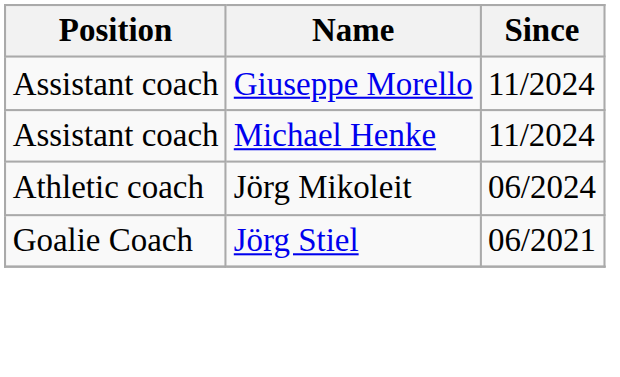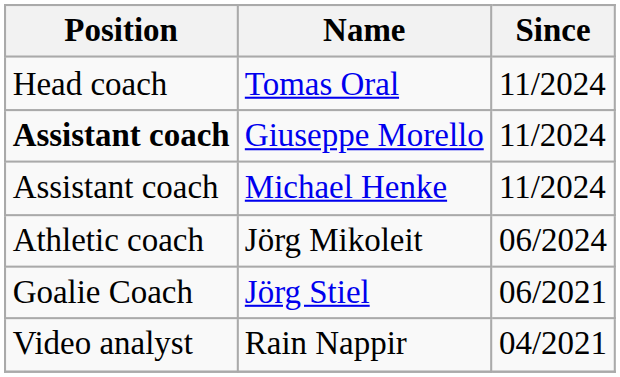+ row: (322, 82)
(116, 82) normal -> (121, 135) bold
+ row: (326, 344)
